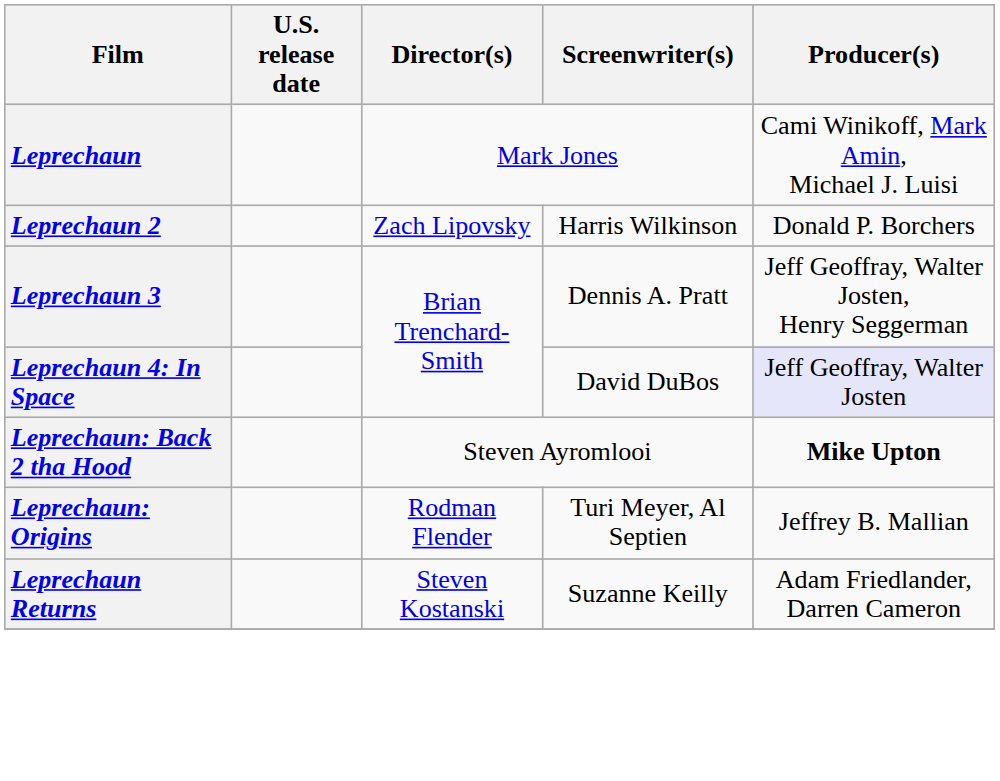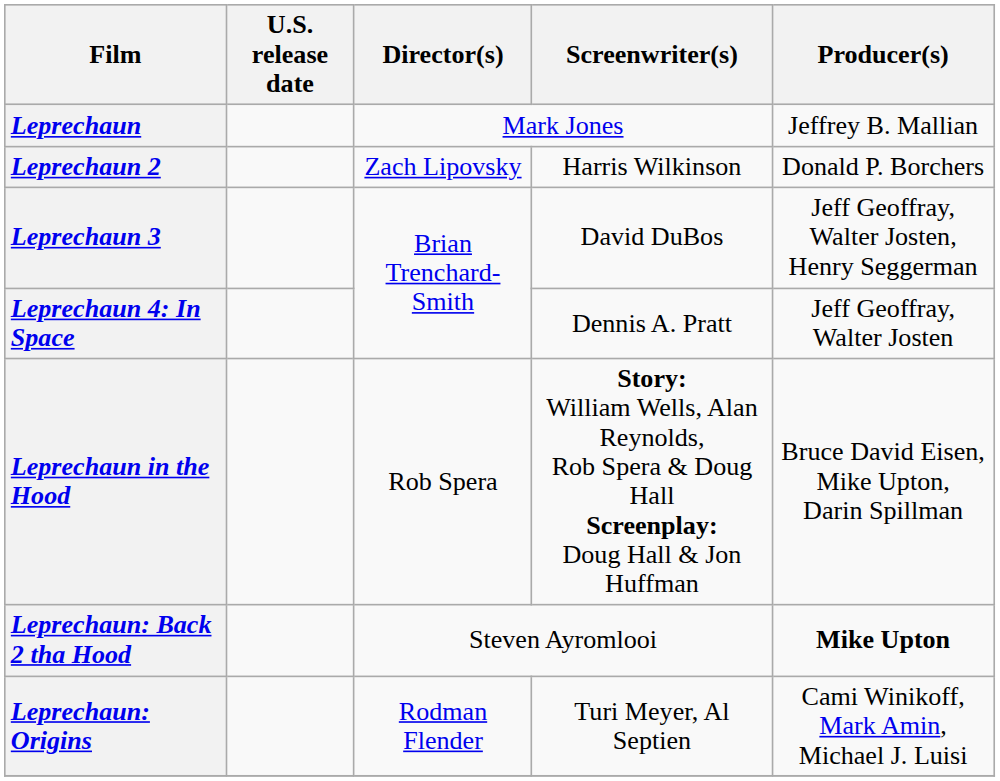(874, 154) Cami Winikoff, Mark Amin, Michael J. Luisi -> (883, 125) Jeffrey B. Mallian
(648, 295) Dennis A. Pratt -> (652, 237) David DuBos
(648, 381) David DuBos -> (652, 322) Dennis A. Pratt
(874, 381) lavender background -> (883, 322) no background
+ row: (110, 481)
(874, 522) Jeffrey B. Mallian -> (883, 725) Cami Winikoff, Mark Amin, Michael J. Luisi
- row: (76, 593)
